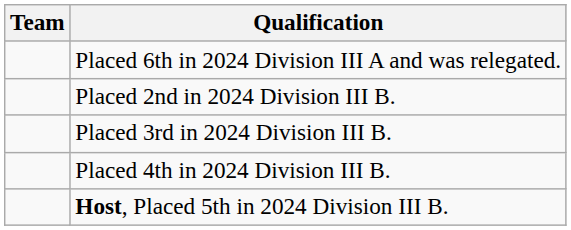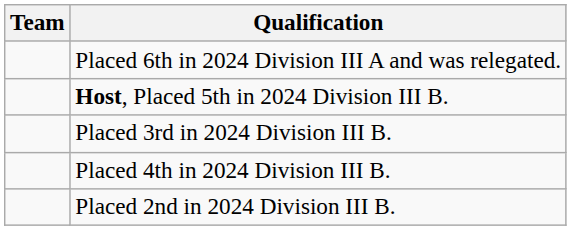rows swapped: (235, 96) <-> (262, 206)
